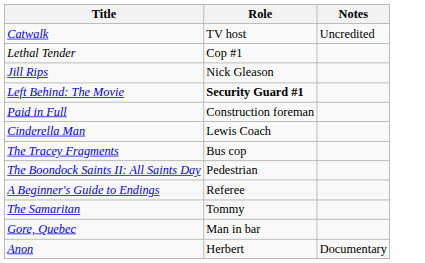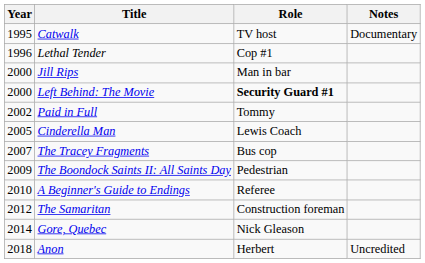+ column: (20, 14)
(347, 33) Uncredited -> (384, 33) Documentary
(240, 72) Nick Gleason -> (264, 72) Man in bar
(260, 111) Construction foreman -> (256, 111) Tommy
(225, 209) Tommy -> (291, 209) Construction foreman
(233, 229) Man in bar -> (270, 229) Nick Gleason
(353, 248) Documentary -> (377, 248) Uncredited
